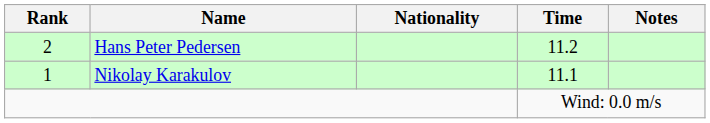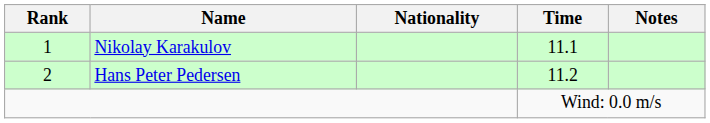rows swapped: (163, 74) <-> (167, 46)
